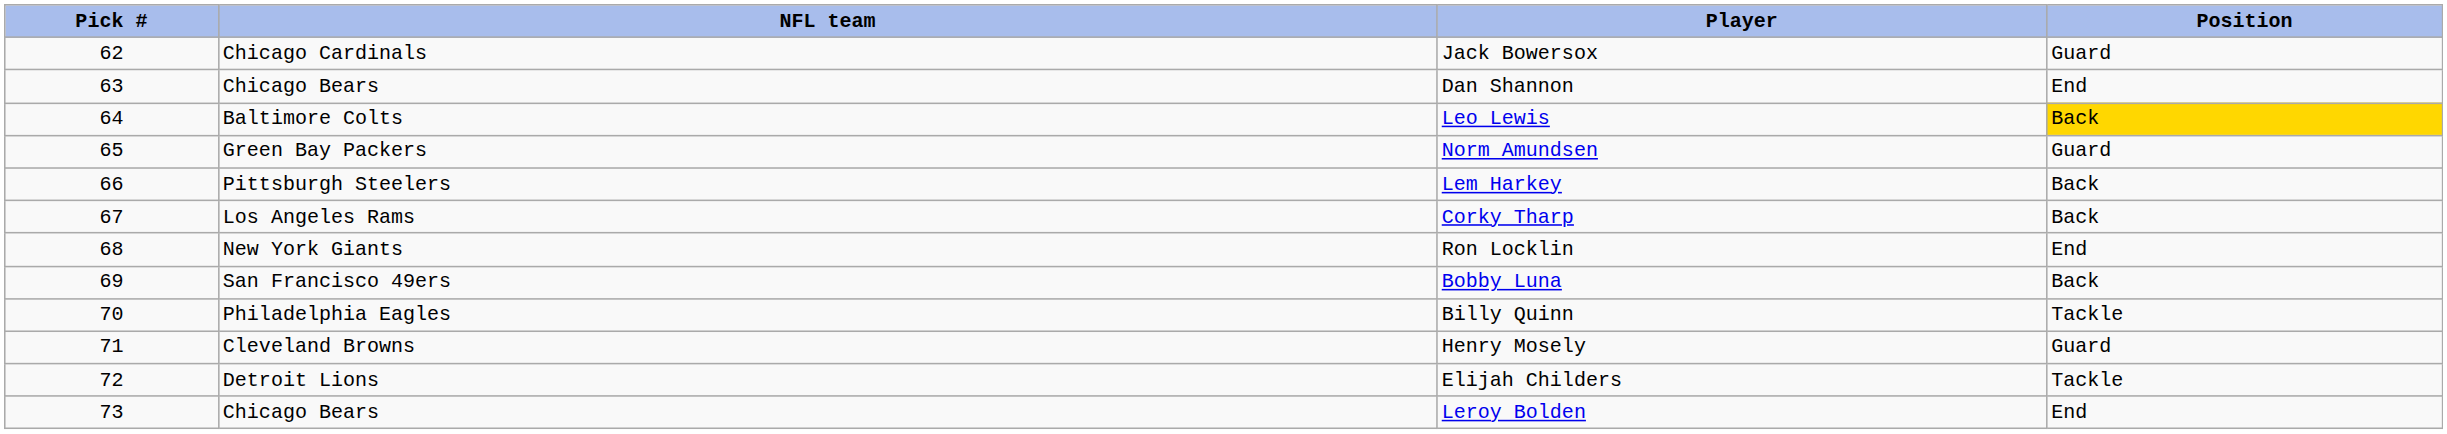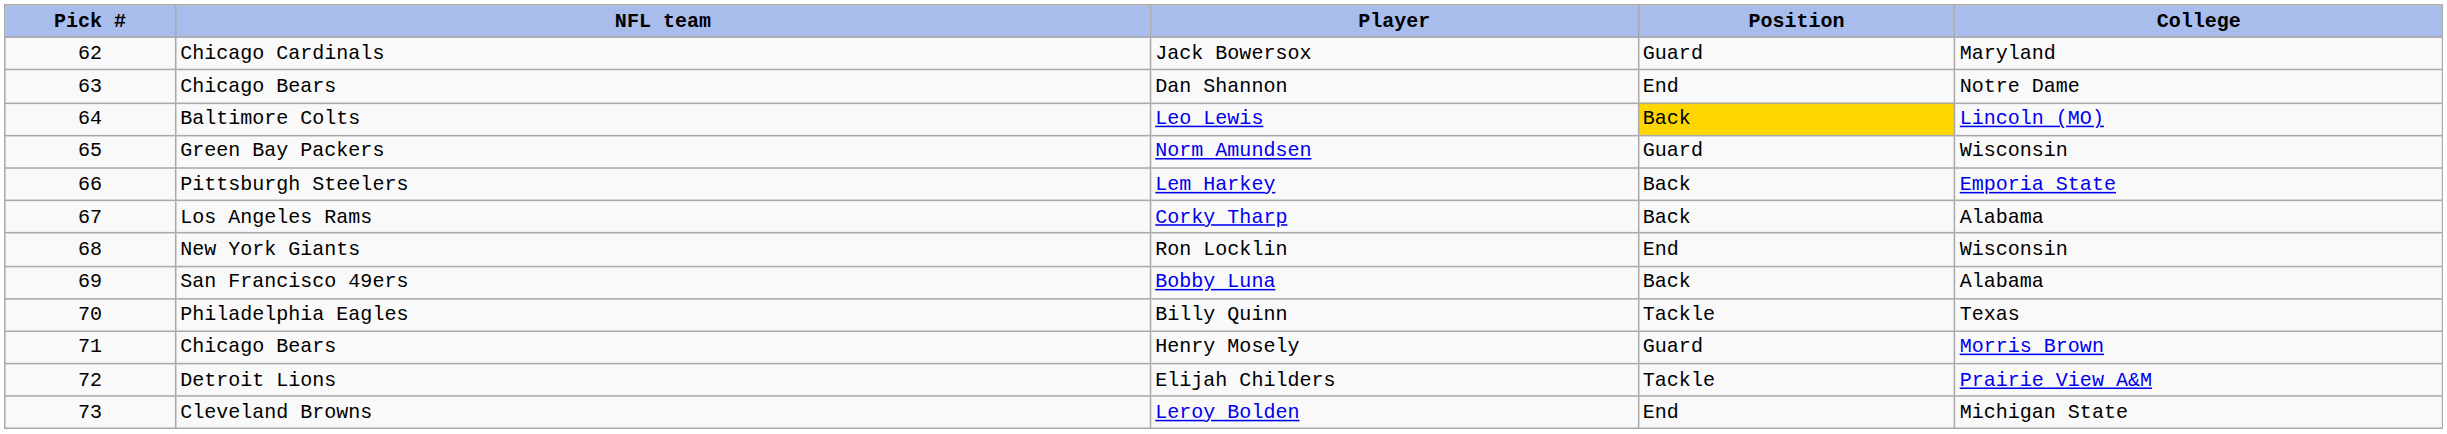+ column: (2199, 21)
(319, 347) Cleveland Browns -> (258, 347) Chicago Bears
(301, 413) Chicago Bears -> (276, 413) Cleveland Browns
